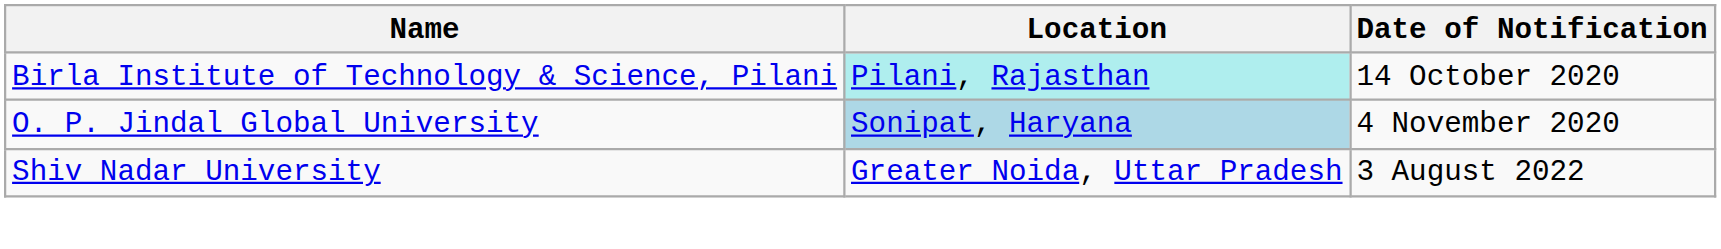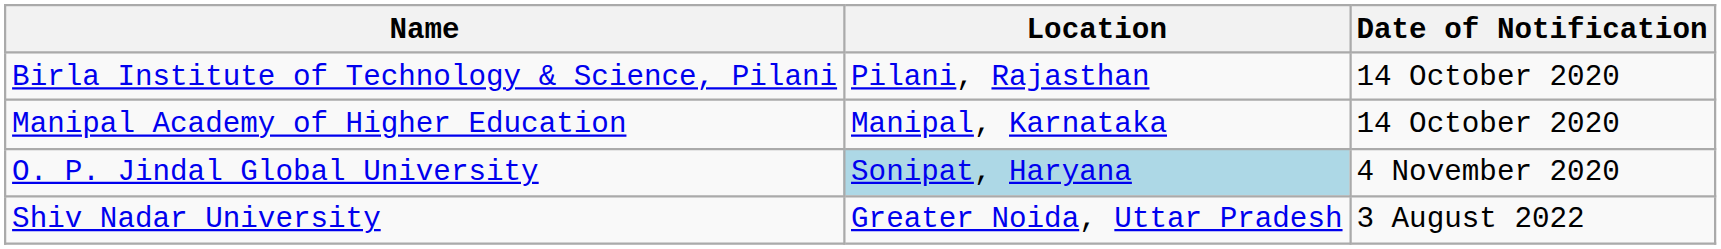(1000, 77) paleturquoise background -> (1000, 77) no background
+ row: (319, 124)
